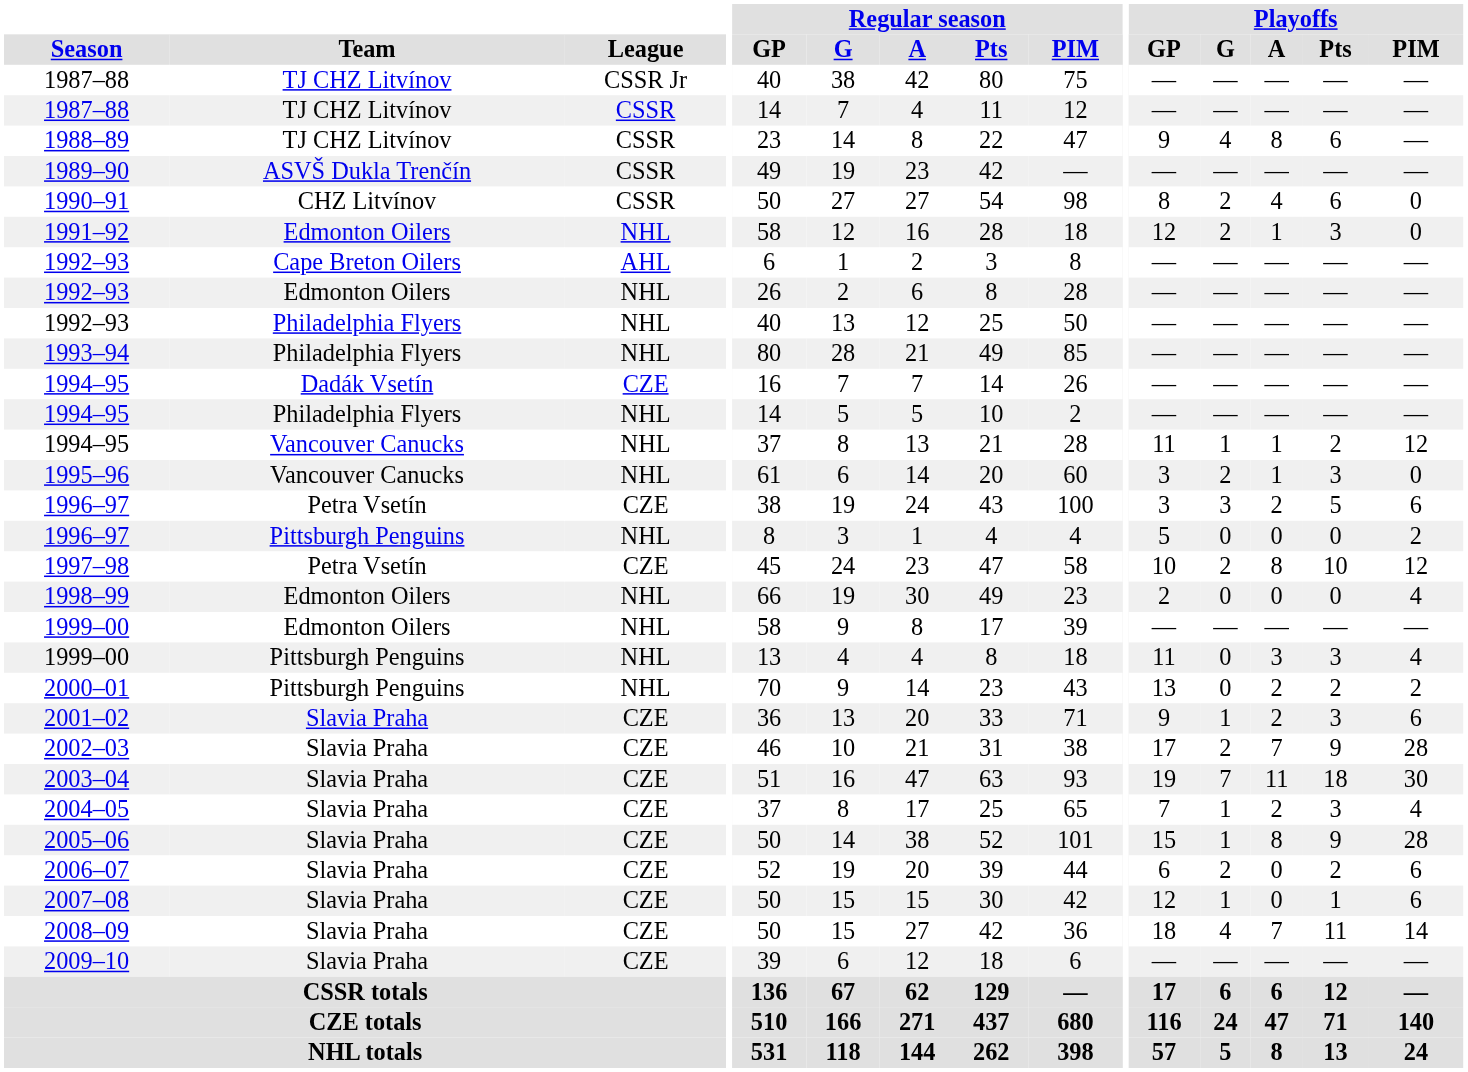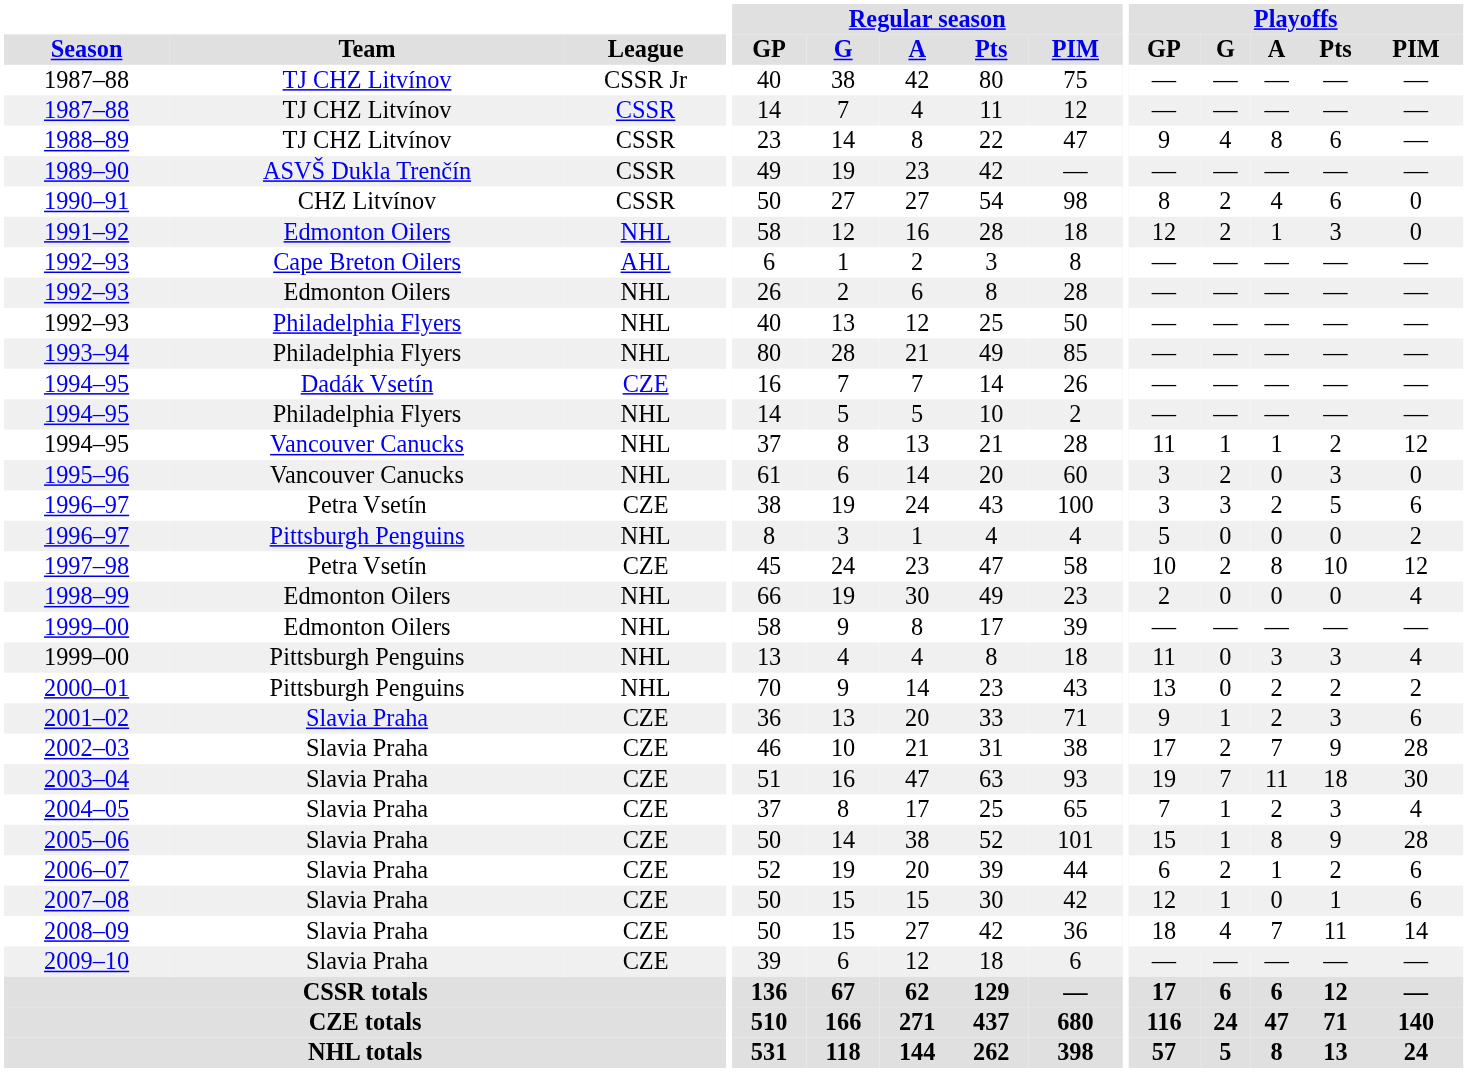(1277, 474) 1 -> (1277, 474) 0
(1277, 870) 0 -> (1277, 870) 1
